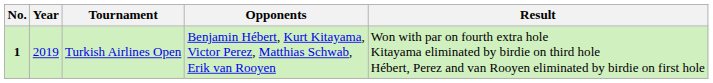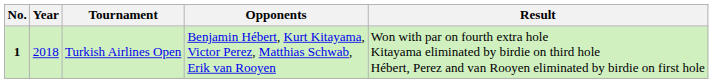(46, 52) 2019 -> (46, 52) 2018
